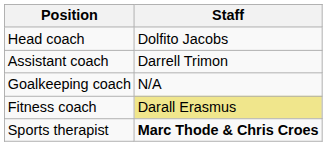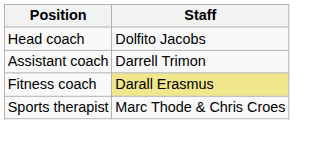- row: (69, 84)
(228, 130) bold -> (200, 107) normal
